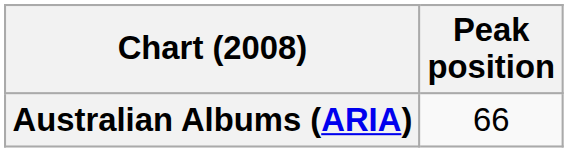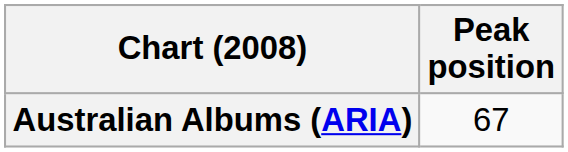(491, 119) 66 -> (491, 119) 67
